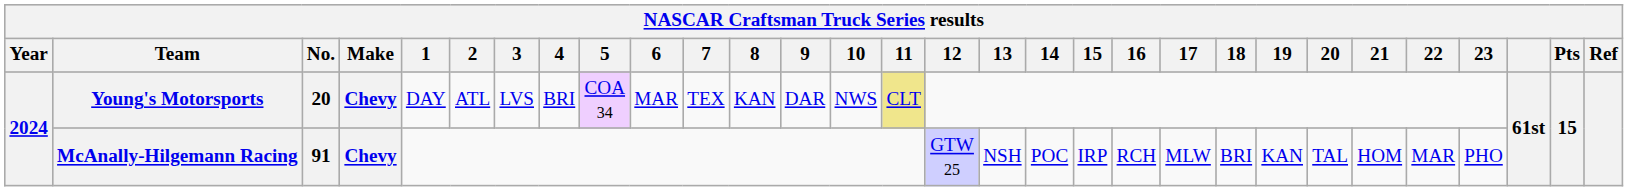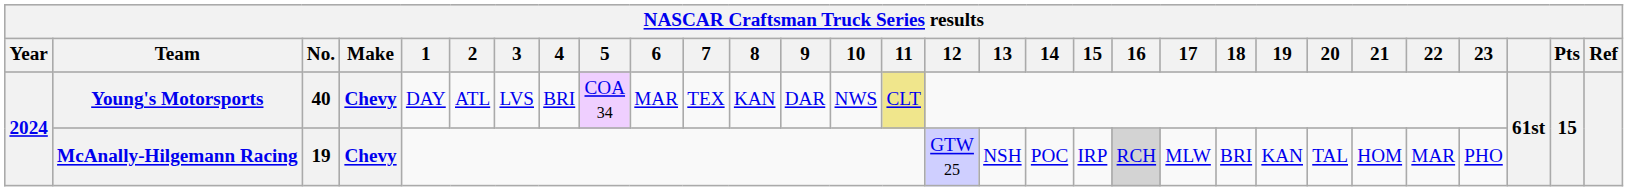(321, 99) 20 -> (321, 99) 40
(321, 156) 91 -> (321, 156) 19
(1136, 156) no background -> (1136, 156) lightgrey background
